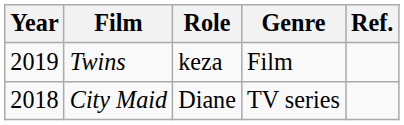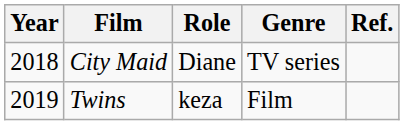rows swapped: (118, 100) <-> (98, 61)
